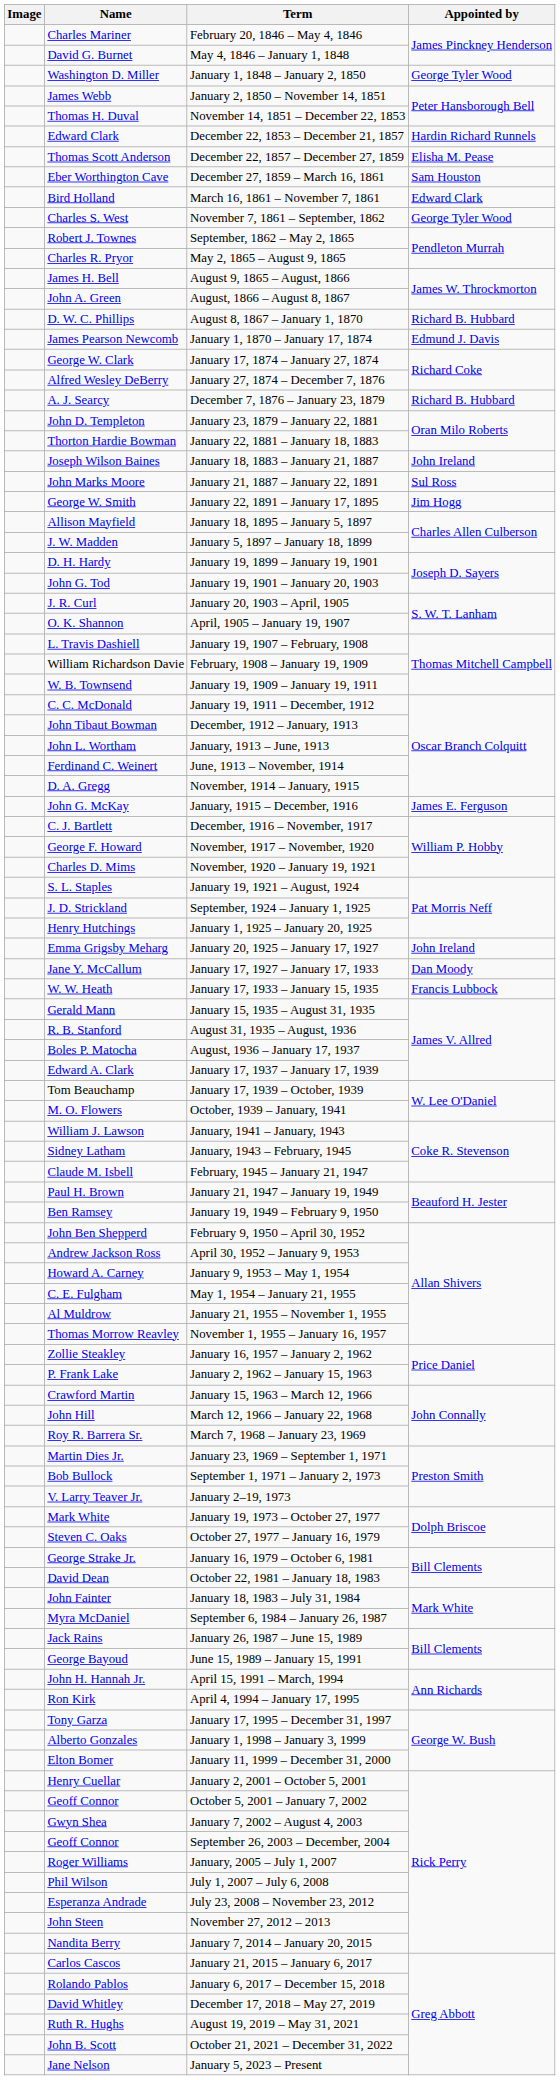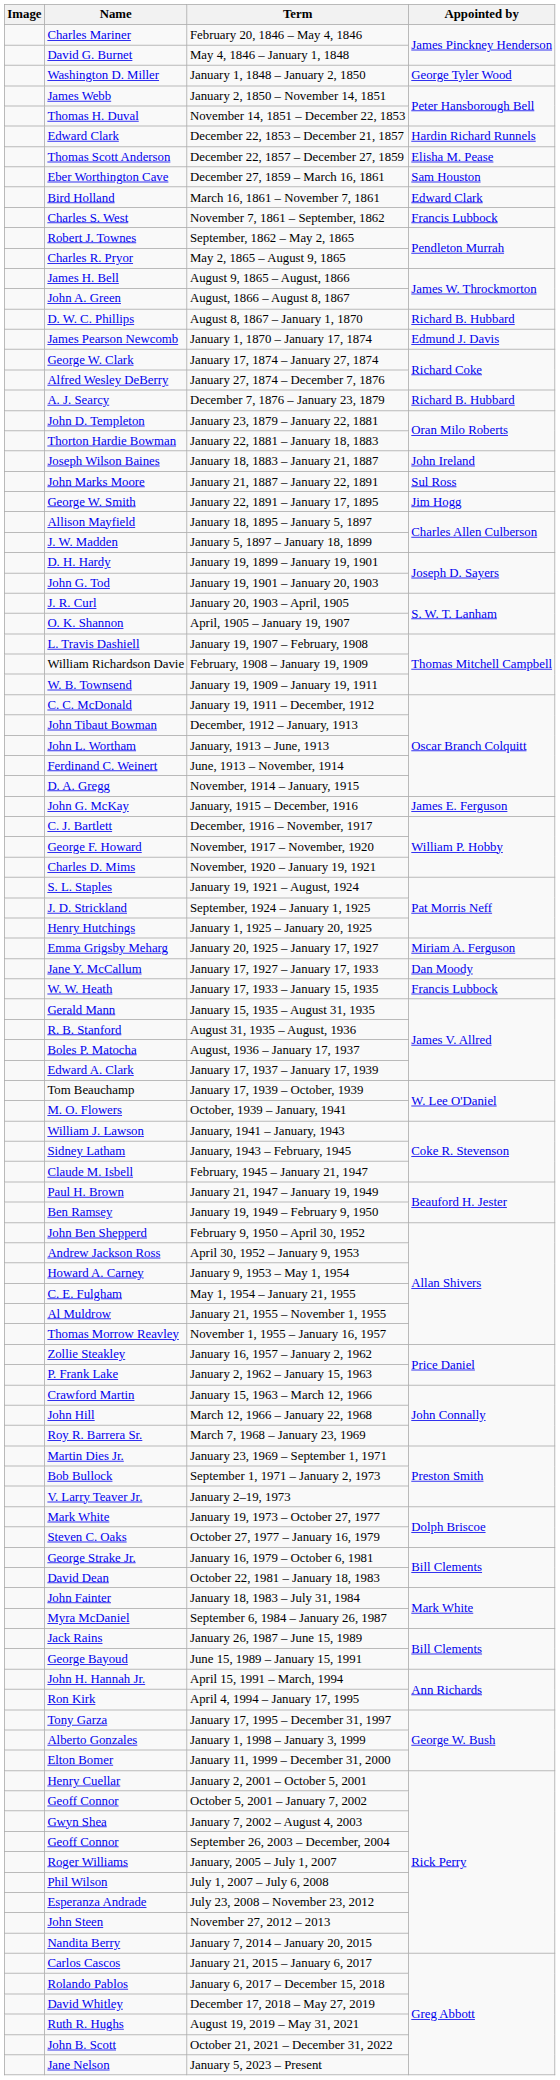(462, 217) George Tyler Wood -> (454, 217) Francis Lubbock
(443, 948) John Ireland -> (463, 948) Miriam A. Ferguson
